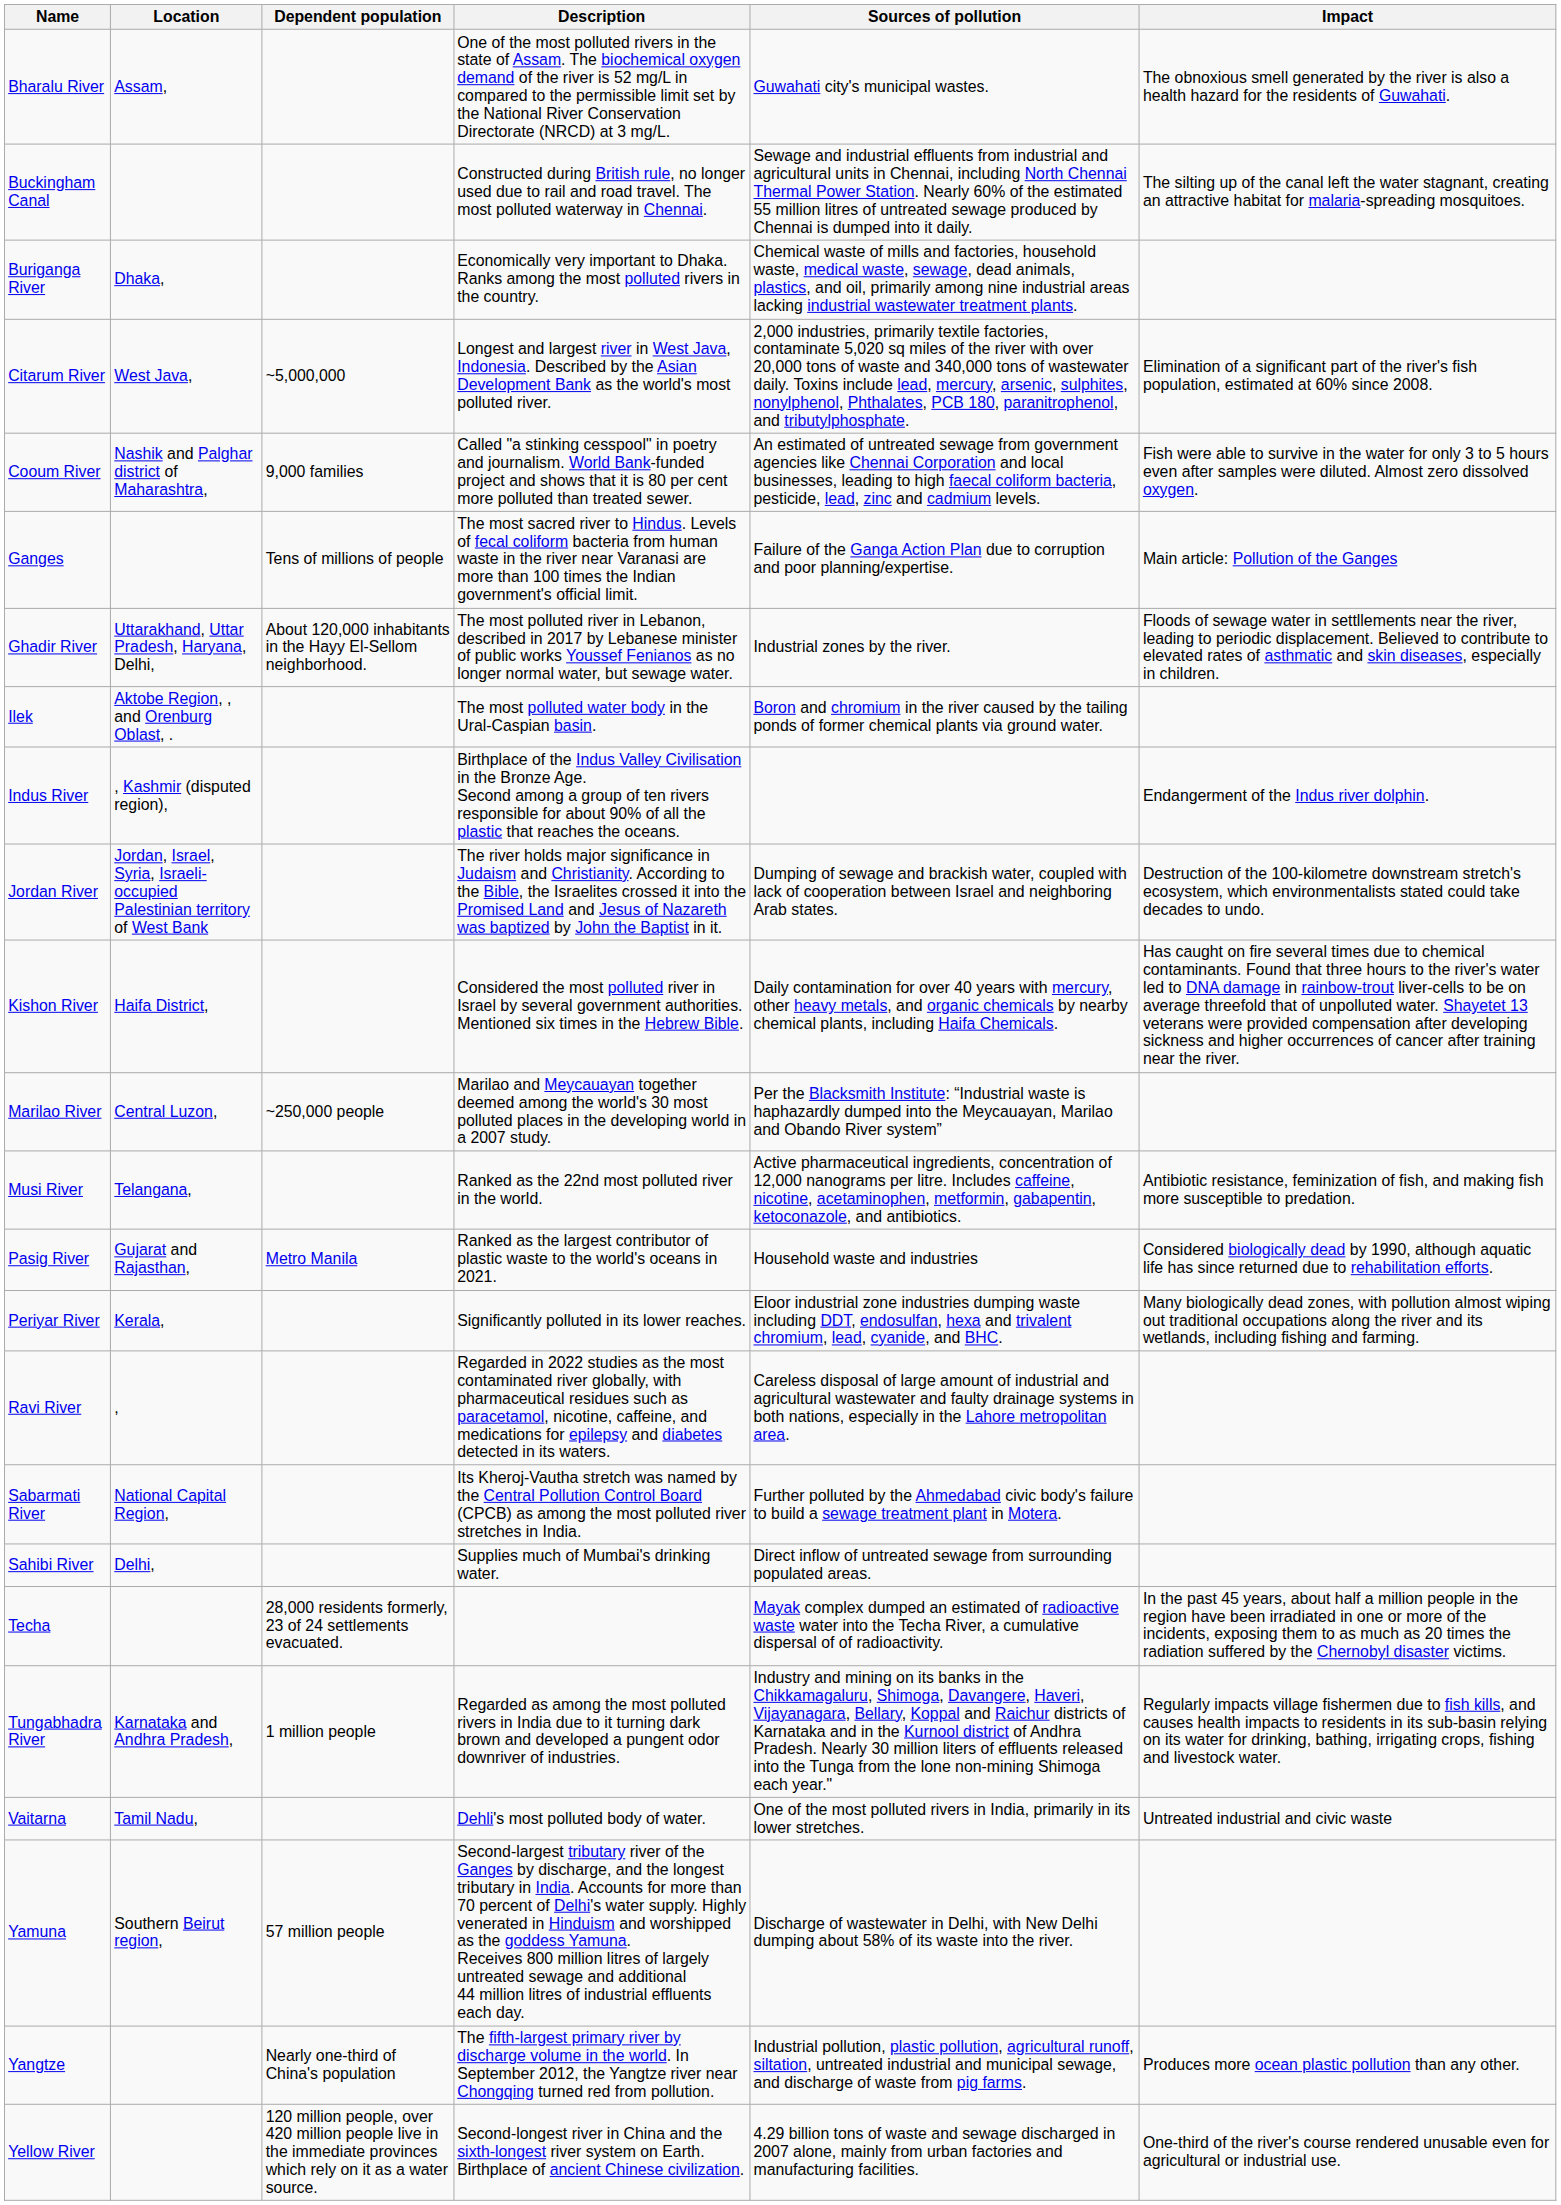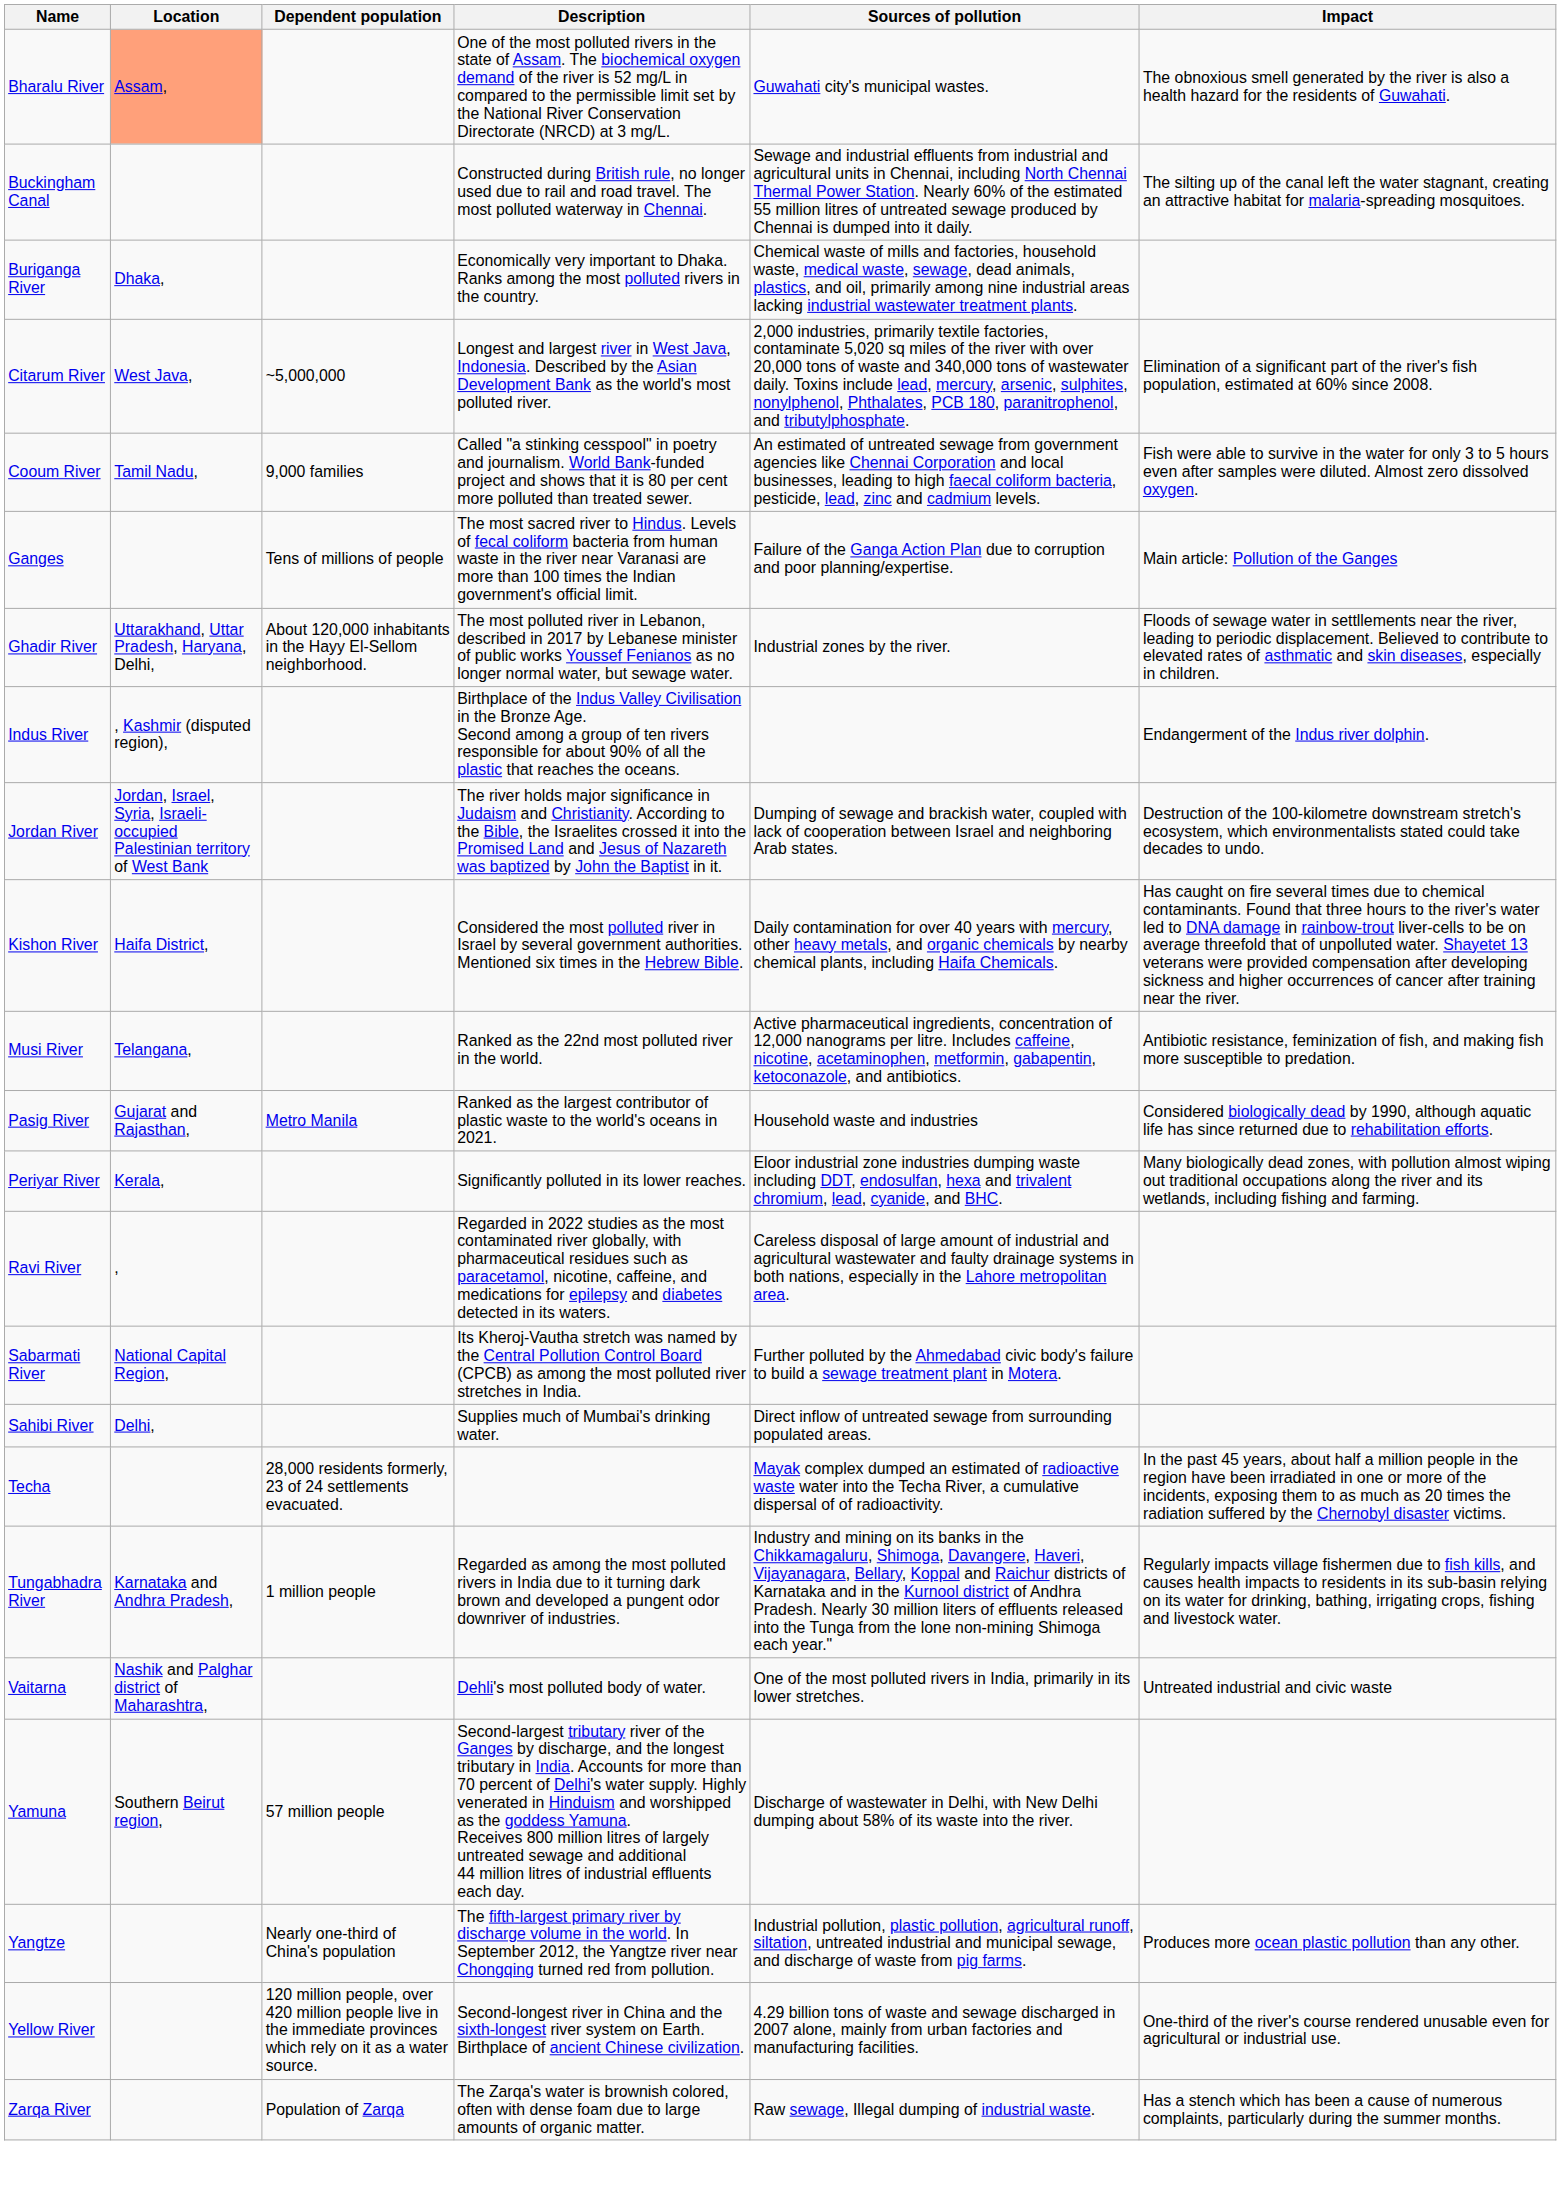(141, 86) no background -> (141, 86) lightsalmon background
(183, 472) Nashik and Palghar district of Maharashtra, -> (156, 472) Tamil Nadu,
- row: (20, 716)
- row: (55, 1111)
(156, 1818) Tamil Nadu, -> (183, 1688) Nashik and Palghar district of Maharashtra,
+ row: (50, 2109)
